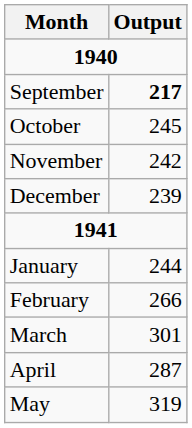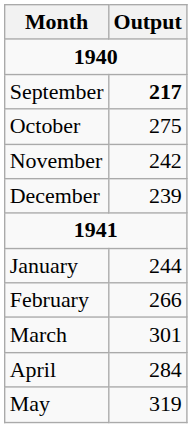(165, 126) 245 -> (165, 126) 275
(165, 369) 287 -> (165, 369) 284
